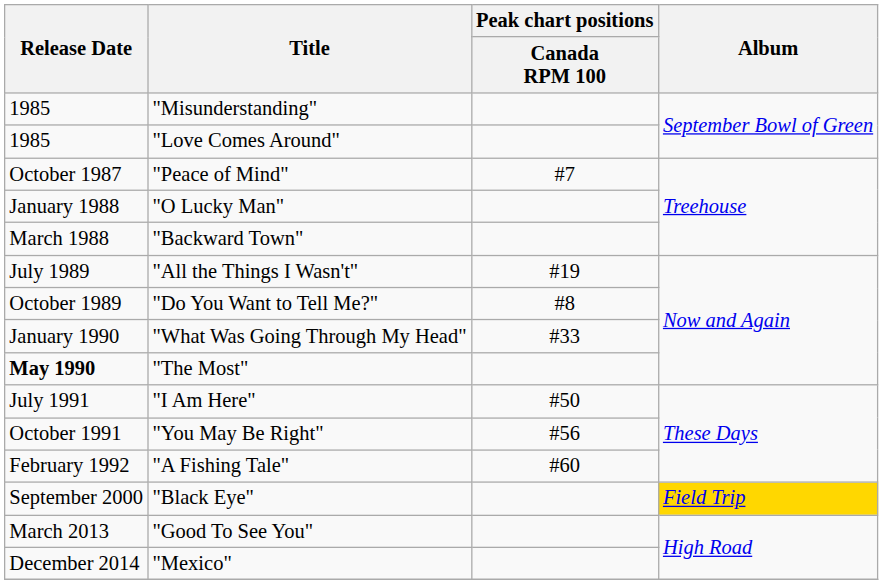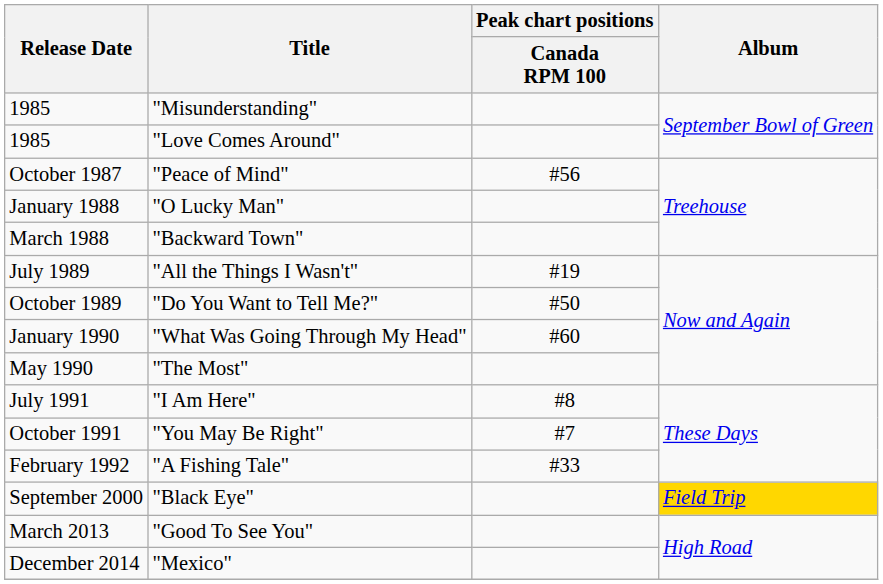(565, 173) #7 -> (565, 173) #56
(565, 303) #8 -> (565, 303) #50
(565, 336) #33 -> (565, 336) #60
(52, 368) bold -> (51, 368) normal
(565, 401) #50 -> (565, 401) #8
(565, 433) #56 -> (565, 433) #7
(565, 466) #60 -> (565, 466) #33
